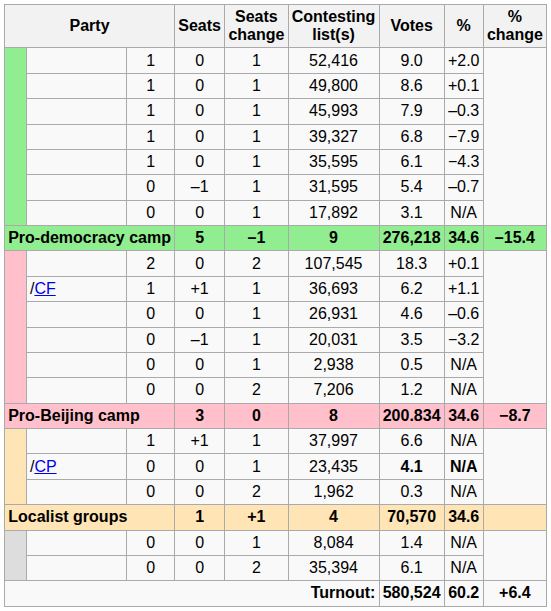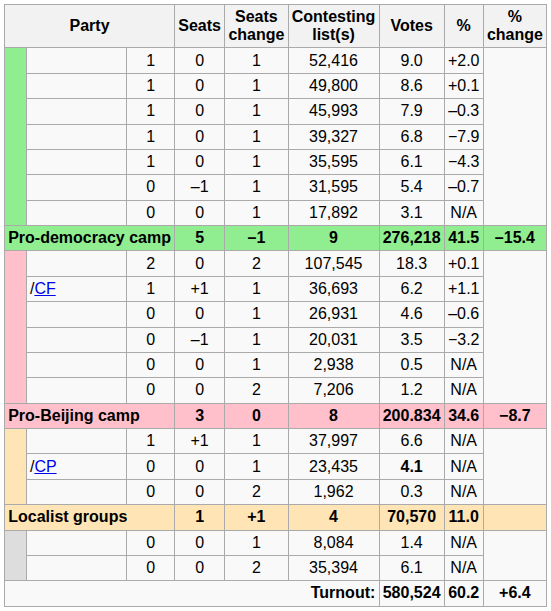(464, 238) 34.6 -> (464, 238) 41.5
(464, 466) bold -> (464, 466) normal
(464, 517) 34.6 -> (464, 517) 11.0
